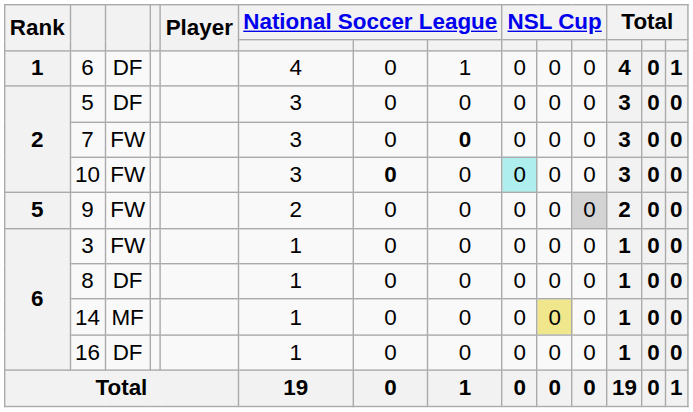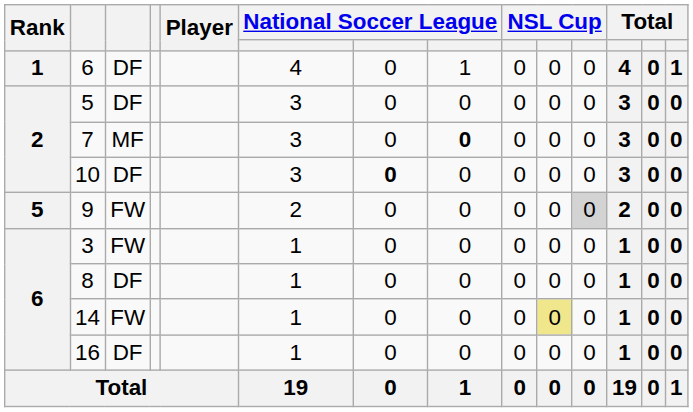(128, 139) FW -> (128, 139) MF
(128, 174) FW -> (128, 174) DF
(520, 174) paleturquoise background -> (520, 174) no background
(128, 316) MF -> (128, 316) FW
